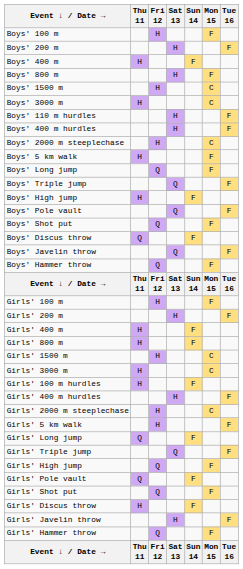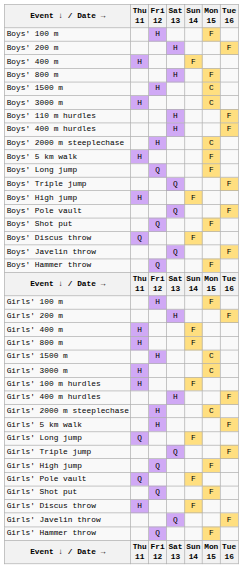(175, 520) H -> (175, 520) Q
